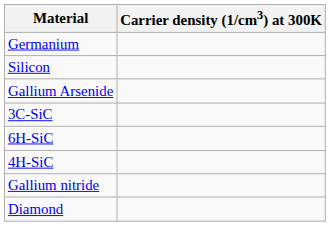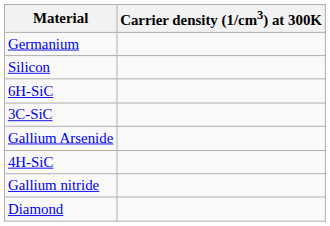rows swapped: (61, 91) <-> (31, 138)
